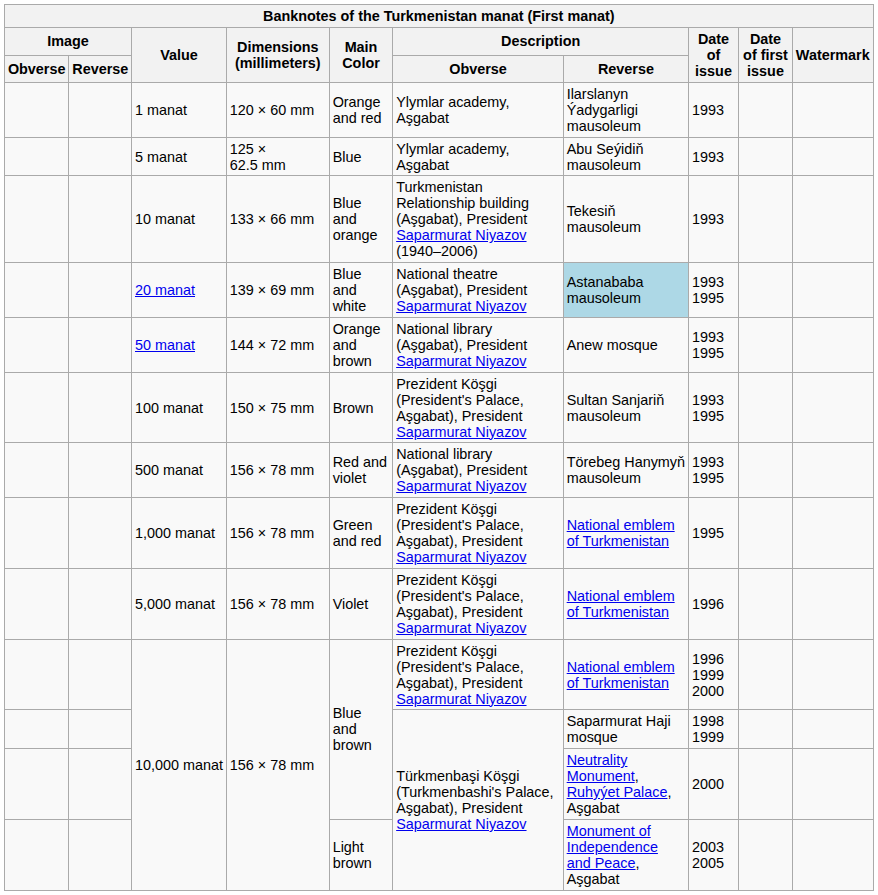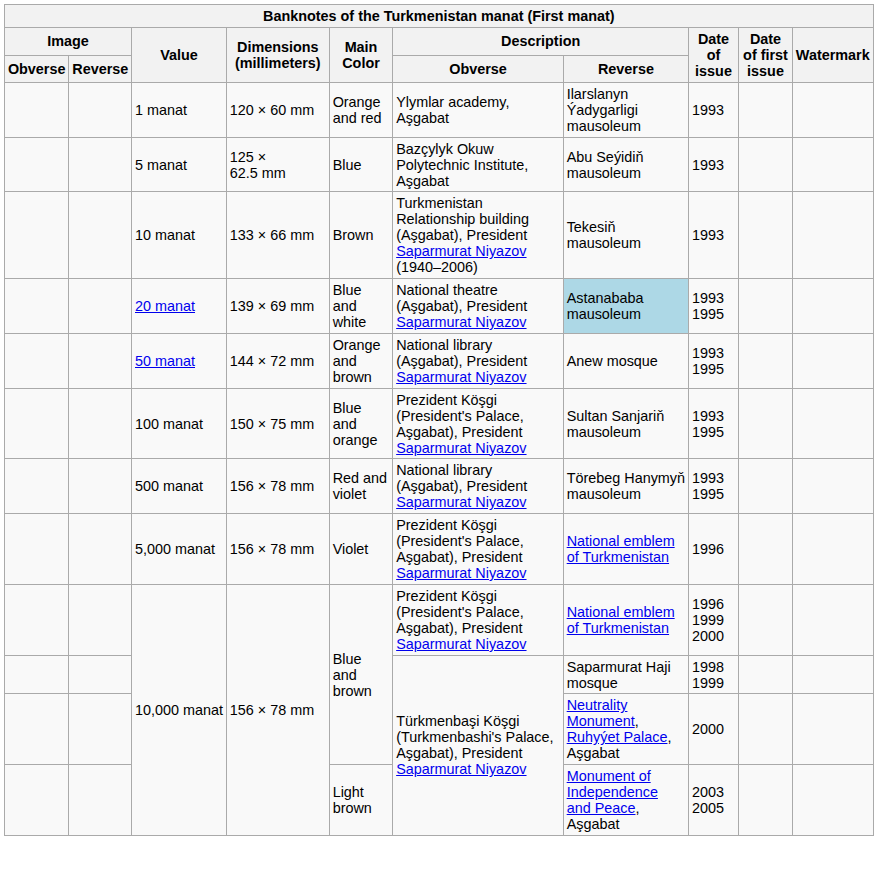(453, 157) Ylymlar academy, Aşgabat -> (462, 165) Bazçylyk Okuw Polytechnic Institute, Aşgabat
(355, 219) Blue and orange -> (353, 235) Brown
(353, 408) Brown -> (355, 424) Blue and orange
- row: (175, 533)
